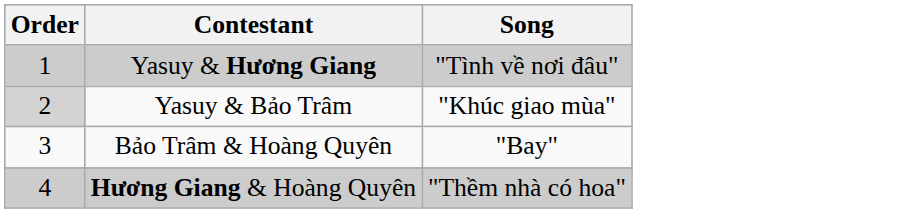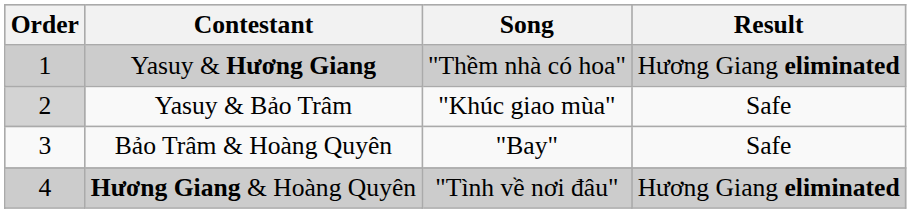+ column: (769, 24)
(527, 65) "Tình về nơi đâu" -> (527, 65) "Thềm nhà có hoa"
(527, 187) "Thềm nhà có hoa" -> (527, 187) "Tình về nơi đâu"
